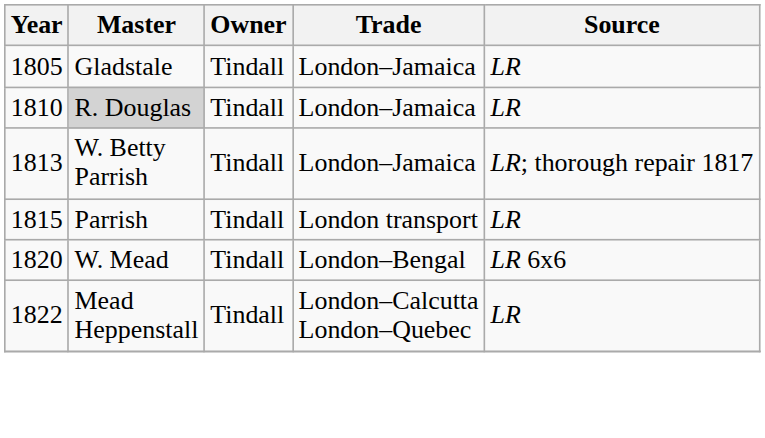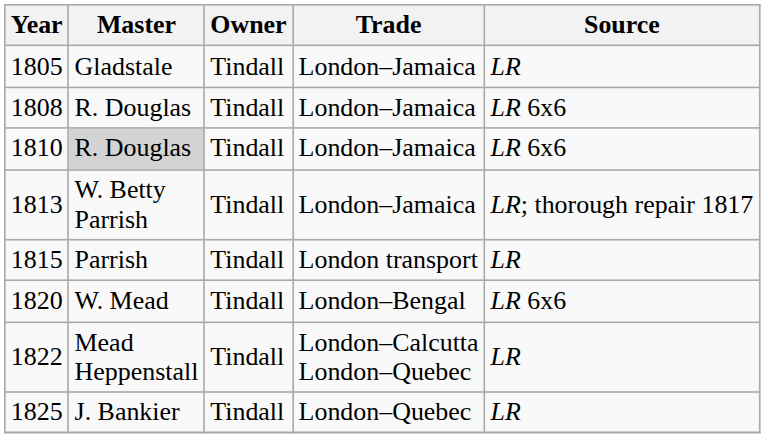+ row: (37, 107)
(506, 107) LR -> (528, 148) LR 6x6
+ row: (37, 412)
